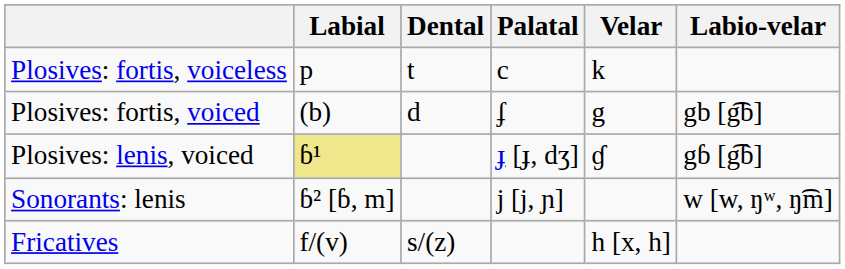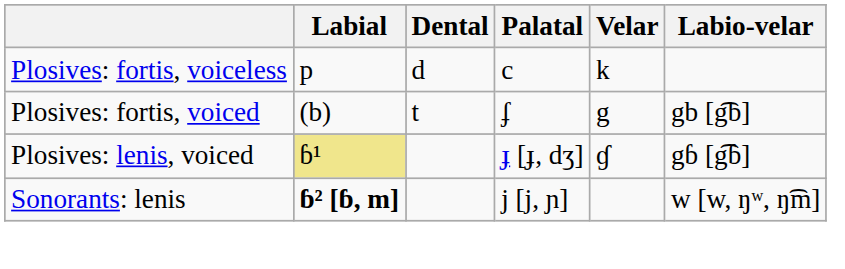(411, 69) t -> (418, 69) d
(414, 112) d -> (415, 112) t
(347, 198) normal -> (349, 198) bold
- row: (65, 241)
